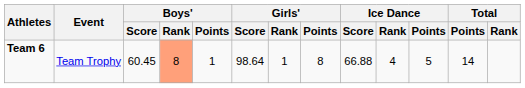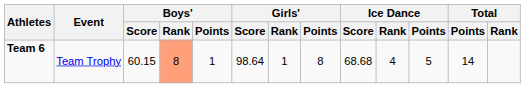(142, 61) 60.45 -> (142, 61) 60.15
(358, 61) 66.88 -> (358, 61) 68.68
